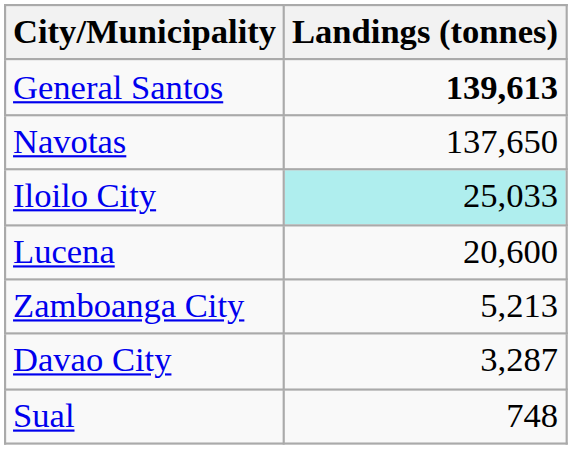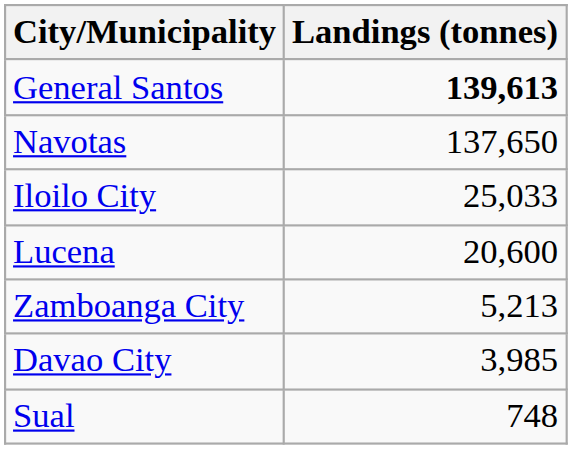(511, 196) paleturquoise background -> (511, 196) no background
(519, 360) 3,287 -> (519, 360) 3,985
